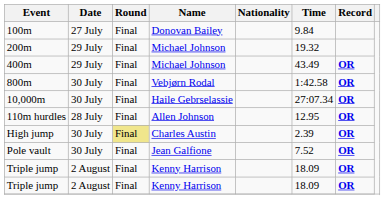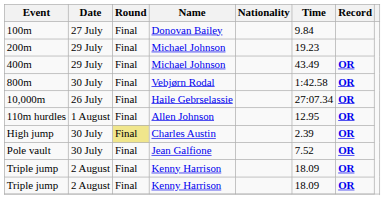(307, 47) 19.32 -> (307, 47) 19.23
(87, 99) 30 July -> (87, 99) 26 July
(87, 116) 28 July -> (90, 116) 1 August
